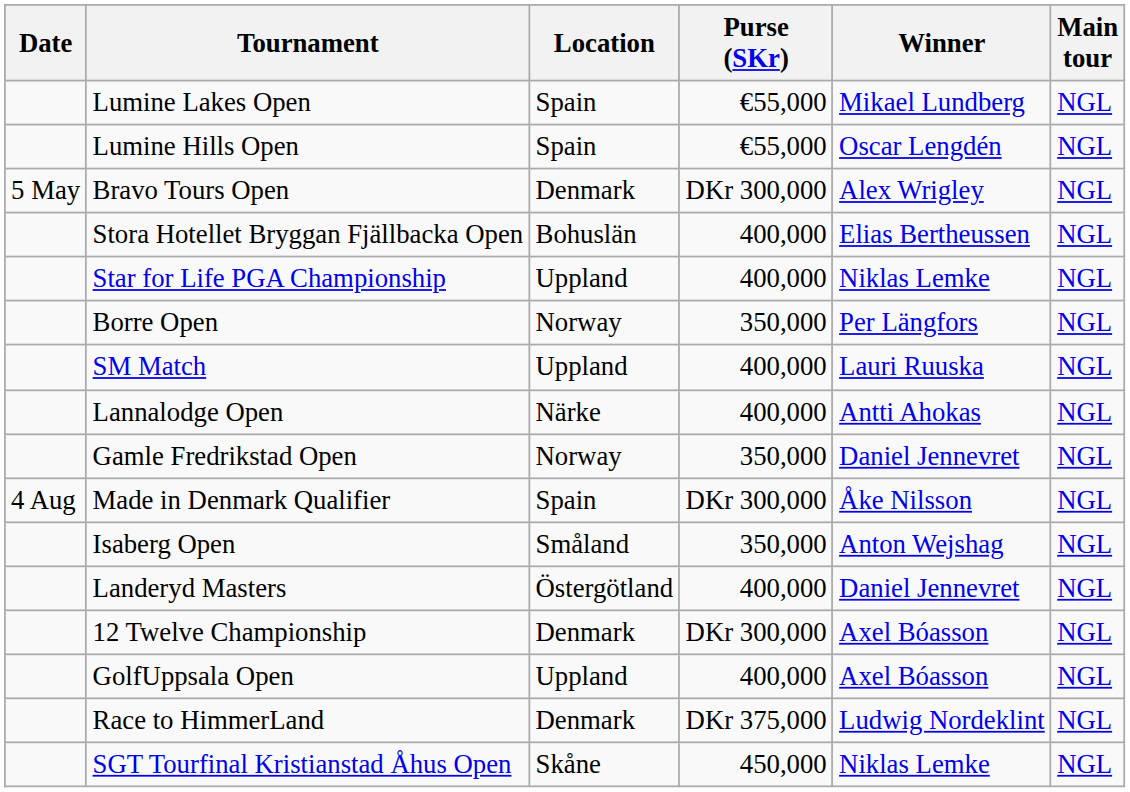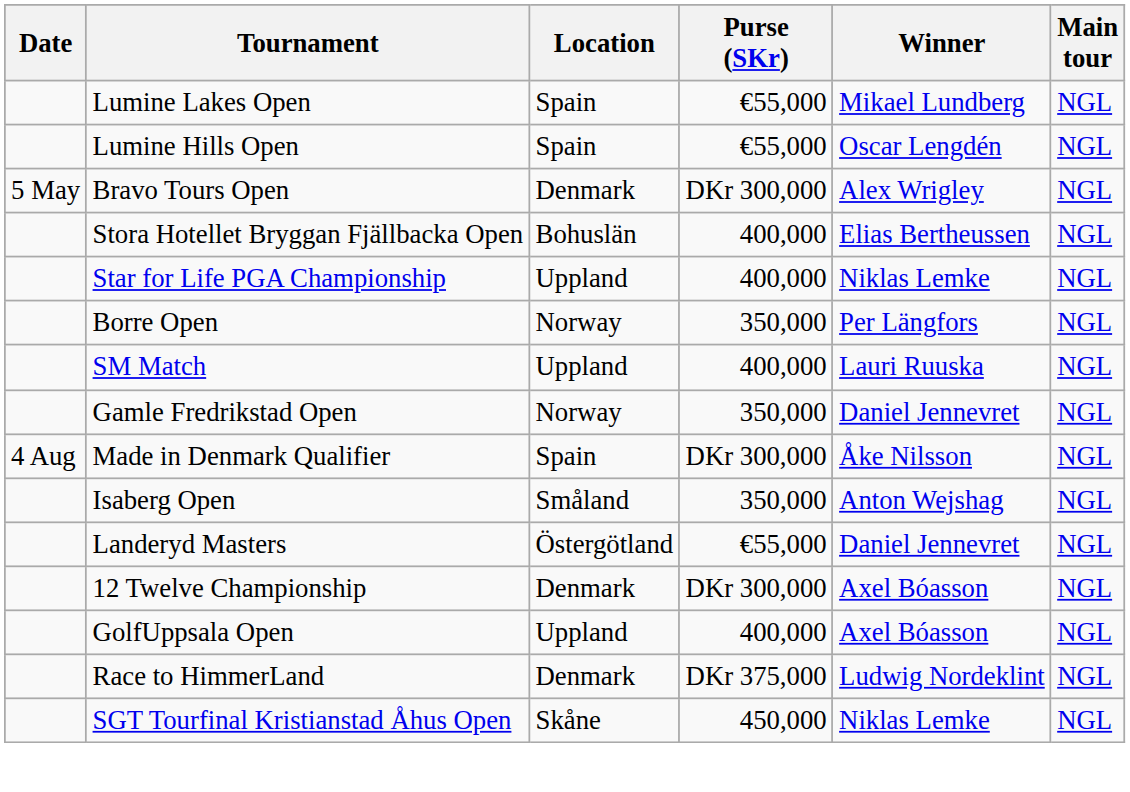- row: (188, 411)
(783, 587) 400,000 -> (783, 543) €55,000
